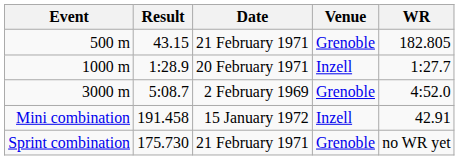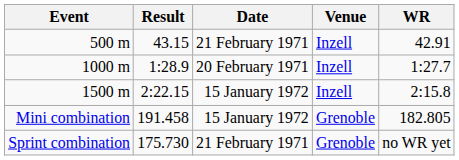(346, 42) Grenoble -> (334, 42) Inzell
(425, 42) 182.805 -> (433, 42) 42.91
+ row: (106, 92)
- row: (106, 92)
(334, 117) Inzell -> (346, 117) Grenoble
(433, 117) 42.91 -> (425, 117) 182.805
